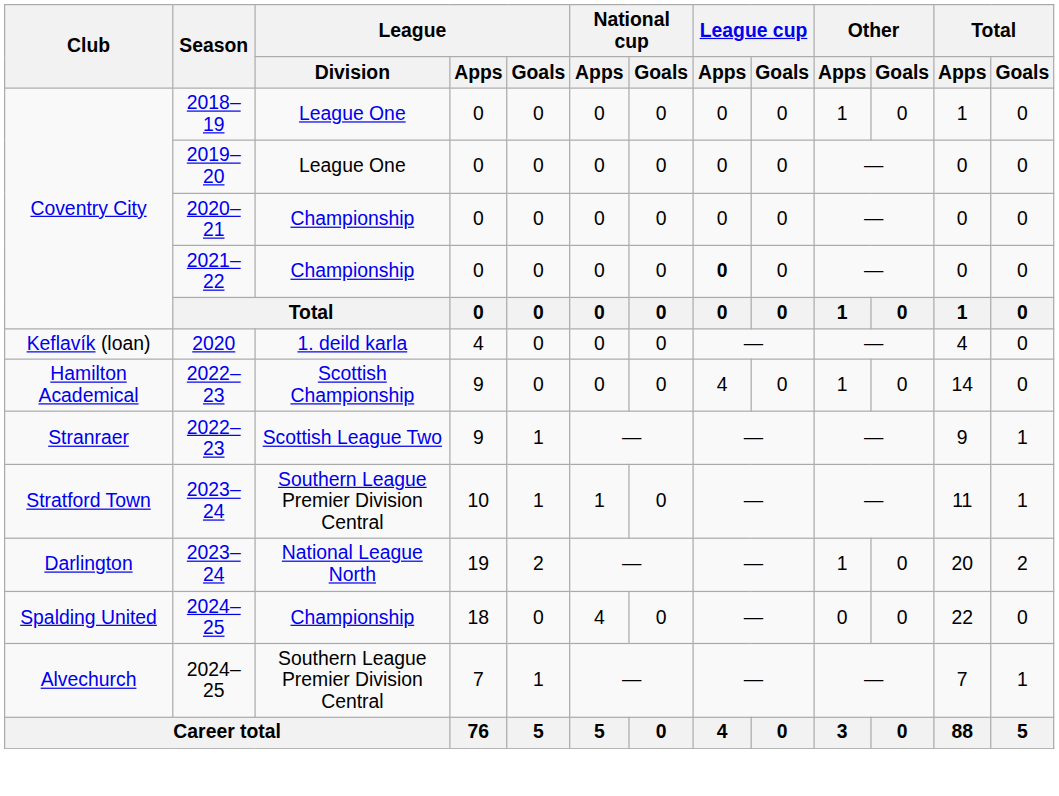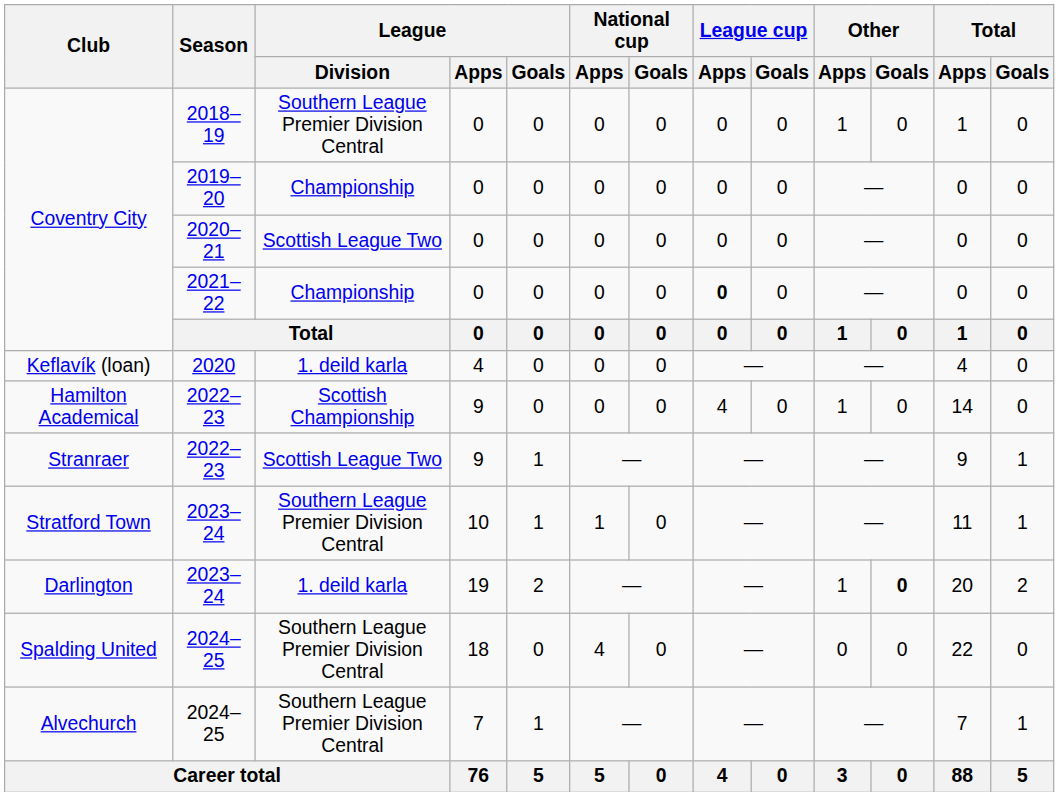(352, 113) League One -> (352, 124) Southern League Premier Division Central
(352, 166) League One -> (352, 188) Championship
(352, 218) Championship -> (352, 240) Scottish League Two
(352, 564) National League North -> (352, 586) 1. deild karla
(902, 564) normal -> (902, 586) bold
(352, 616) Championship -> (352, 649) Southern League Premier Division Central
